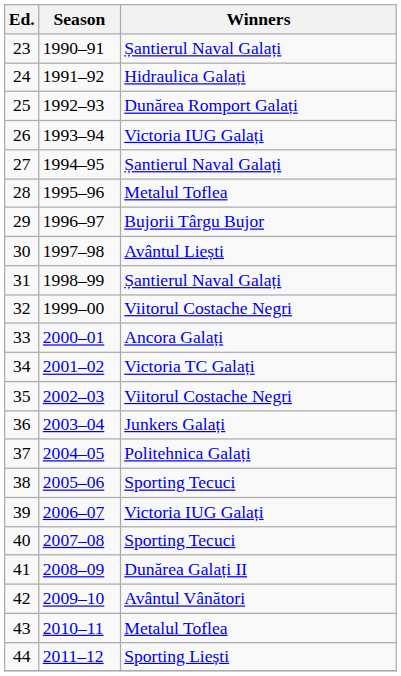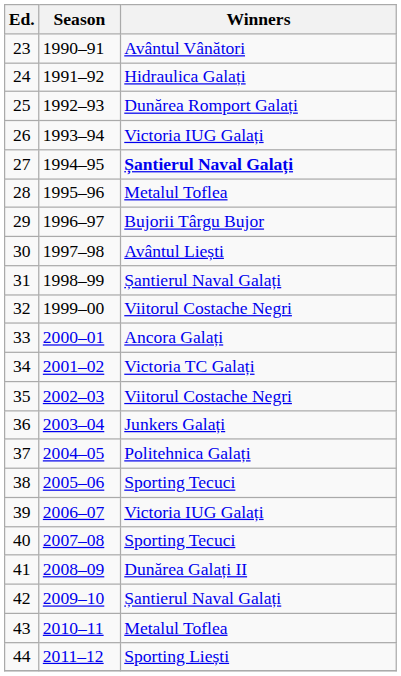(203, 48) Șantierul Naval Galați -> (185, 48) Avântul Vânători
(203, 164) normal -> (209, 164) bold
(185, 598) Avântul Vânători -> (203, 598) Șantierul Naval Galați
